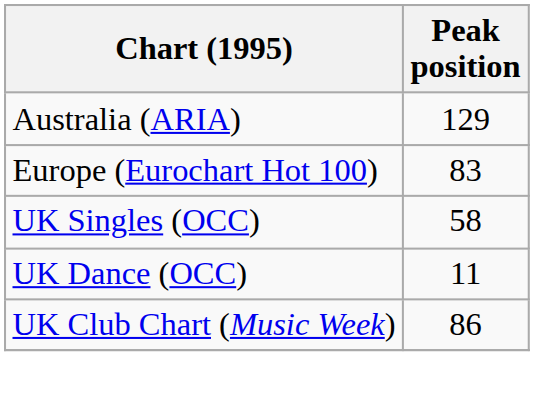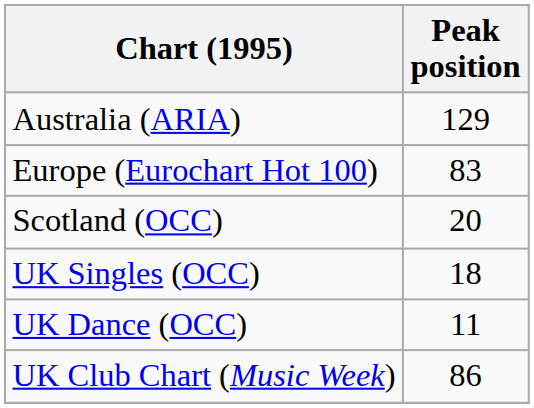+ row: (118, 221)
(466, 221) 58 -> (466, 272) 18
